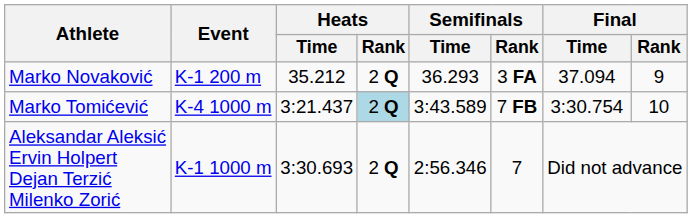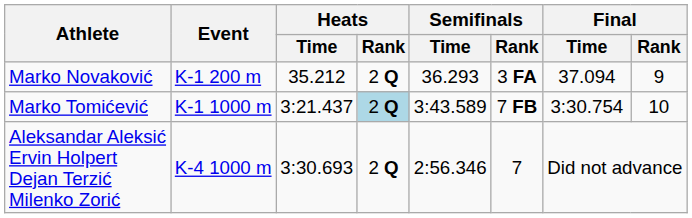(223, 107) K-4 1000 m -> (223, 107) K-1 1000 m
(223, 168) K-1 1000 m -> (223, 168) K-4 1000 m
